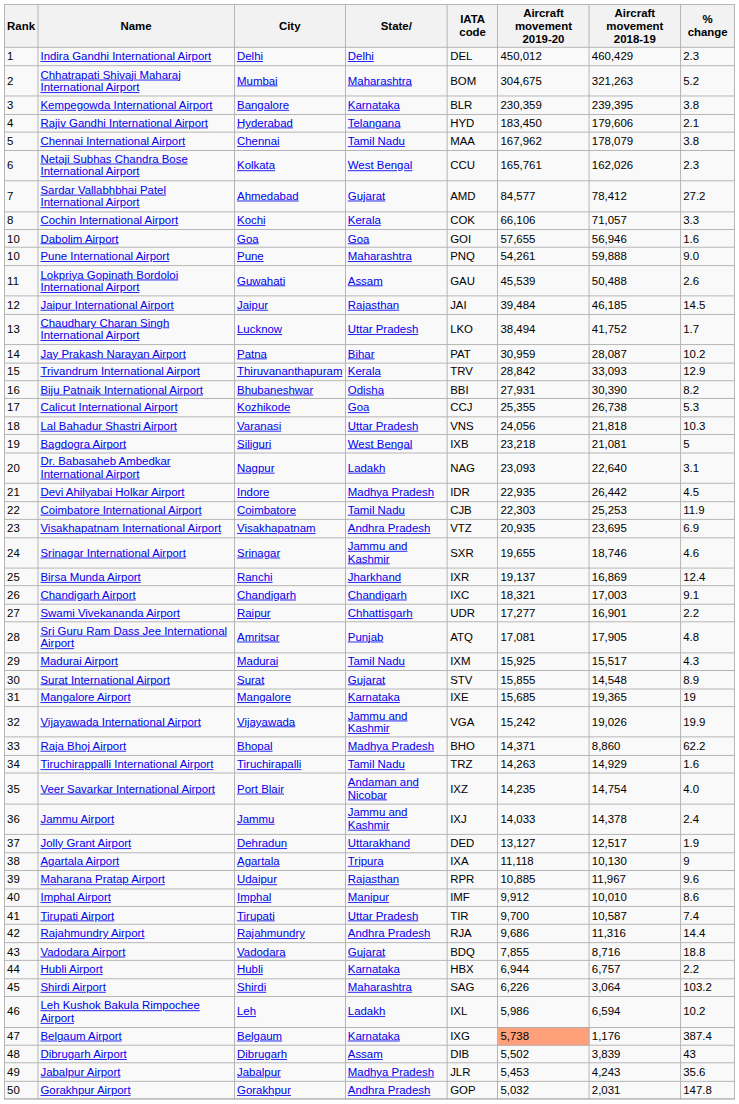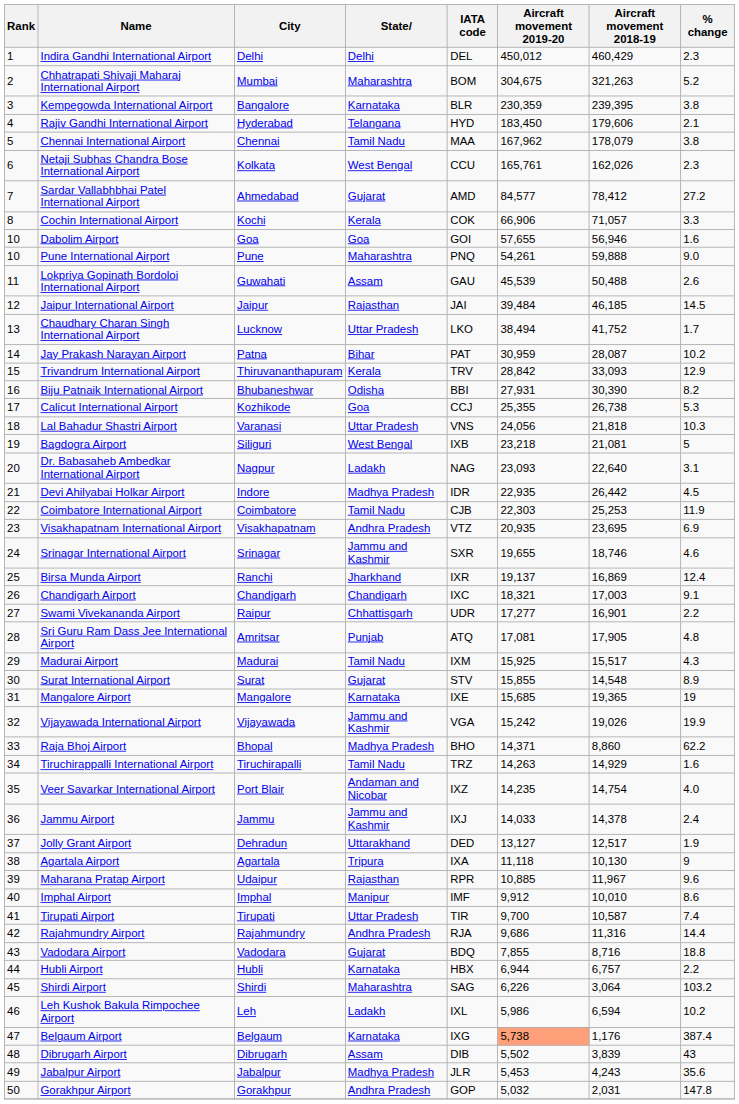(518, 220) 66,106 -> (518, 220) 66,906
